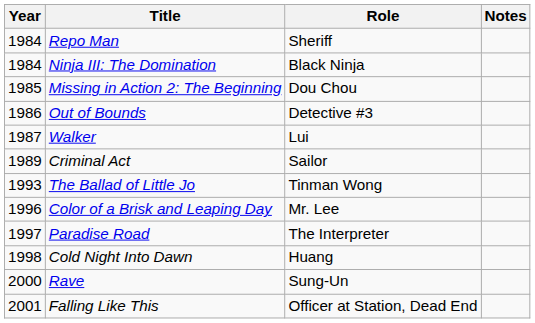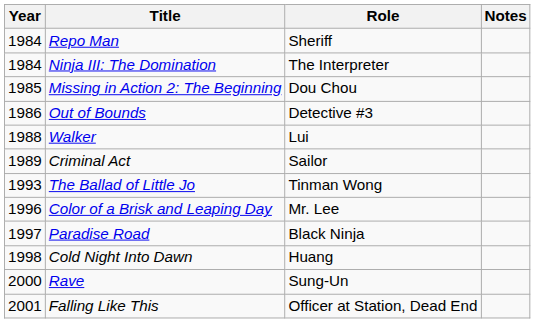(326, 64) Black Ninja -> (339, 64) The Interpreter
(25, 137) 1987 -> (25, 137) 1988
(339, 233) The Interpreter -> (326, 233) Black Ninja
